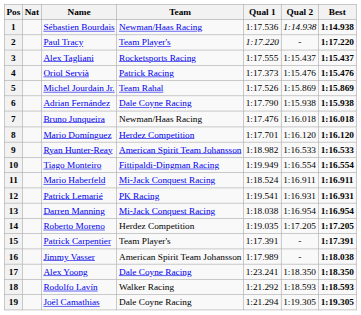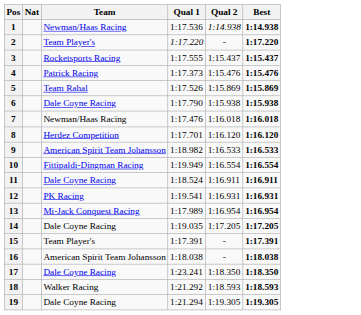- column: (79, 12)
(167, 180) Mi-Jack Conquest Racing -> (80, 180) Dale Coyne Racing
(262, 211) 1:18.038 -> (186, 211) 1:17.989
(157, 226) Herdez Competition -> (80, 226) Dale Coyne Racing
(262, 256) 1:17.989 -> (186, 256) 1:18.038
